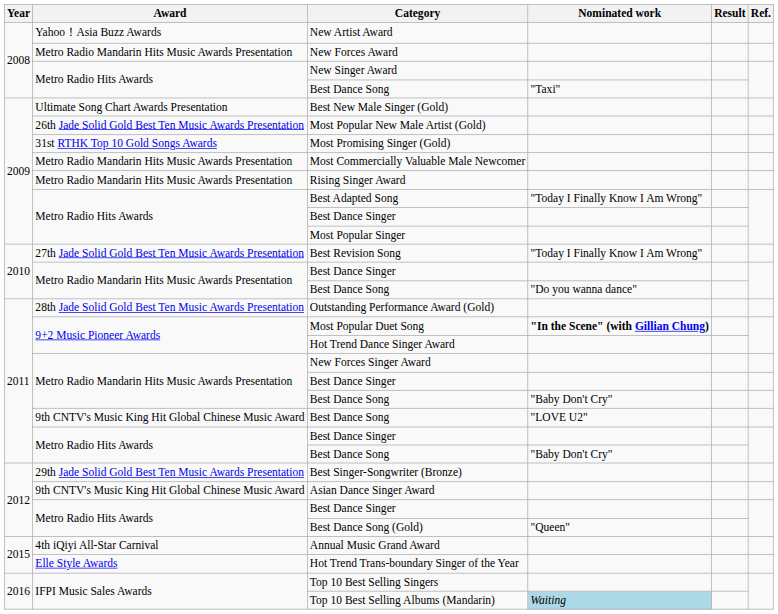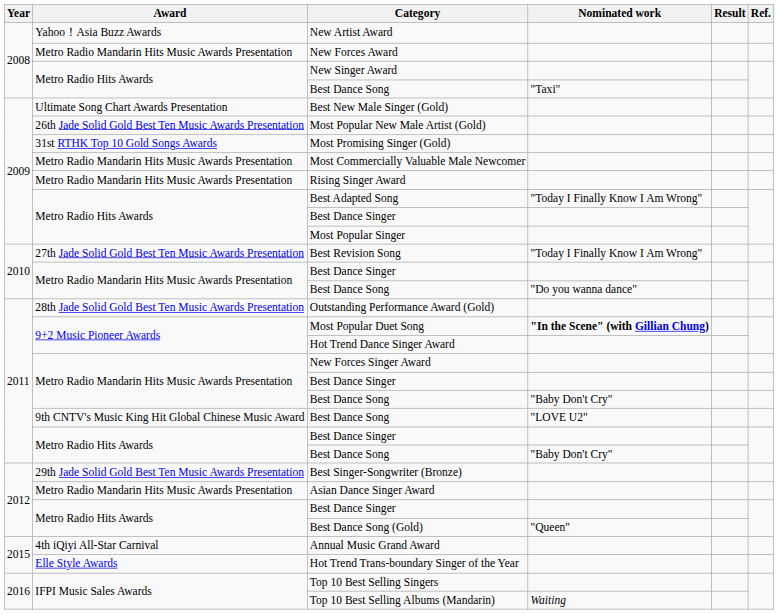(170, 490) 9th CNTV's Music King Hit Global Chinese Music Award -> (164, 490) Metro Radio Mandarin Hits Music Awards Presentation
(548, 600) lightblue background -> (548, 600) no background
